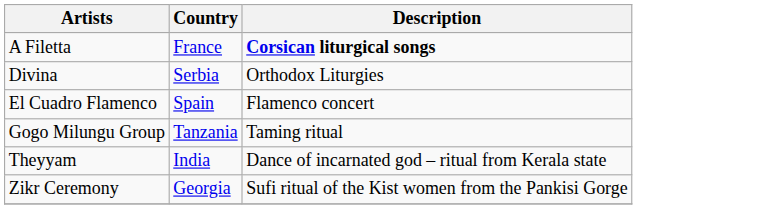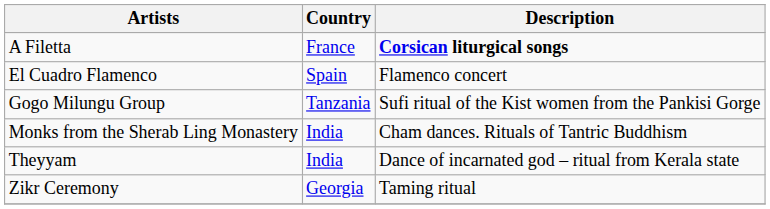- row: (33, 75)
(295, 132) Taming ritual -> (570, 103) Sufi ritual of the Kist women from the Pankisi Gorge
+ row: (153, 132)
(437, 189) Sufi ritual of the Kist women from the Pankisi Gorge -> (427, 189) Taming ritual
